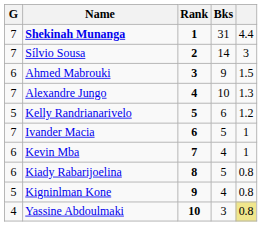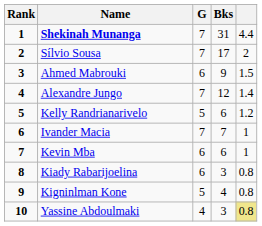columns swapped: (194, 14) <-> (13, 14)
(223, 54) 14 -> (223, 54) 17
(246, 54) 3 -> (246, 54) 2
(223, 93) 10 -> (223, 93) 12
(246, 93) 1.3 -> (246, 93) 1.4
(223, 133) 5 -> (223, 133) 7
(223, 152) 4 -> (223, 152) 6
(223, 172) 5 -> (223, 172) 3
